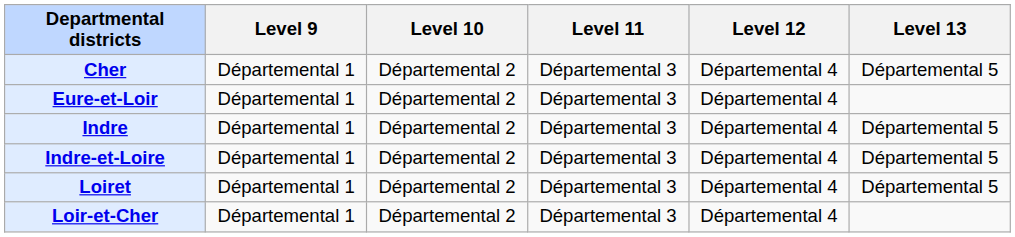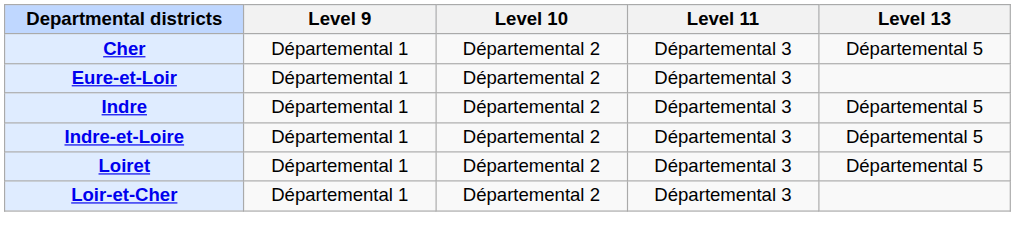- column: (769, 29)
